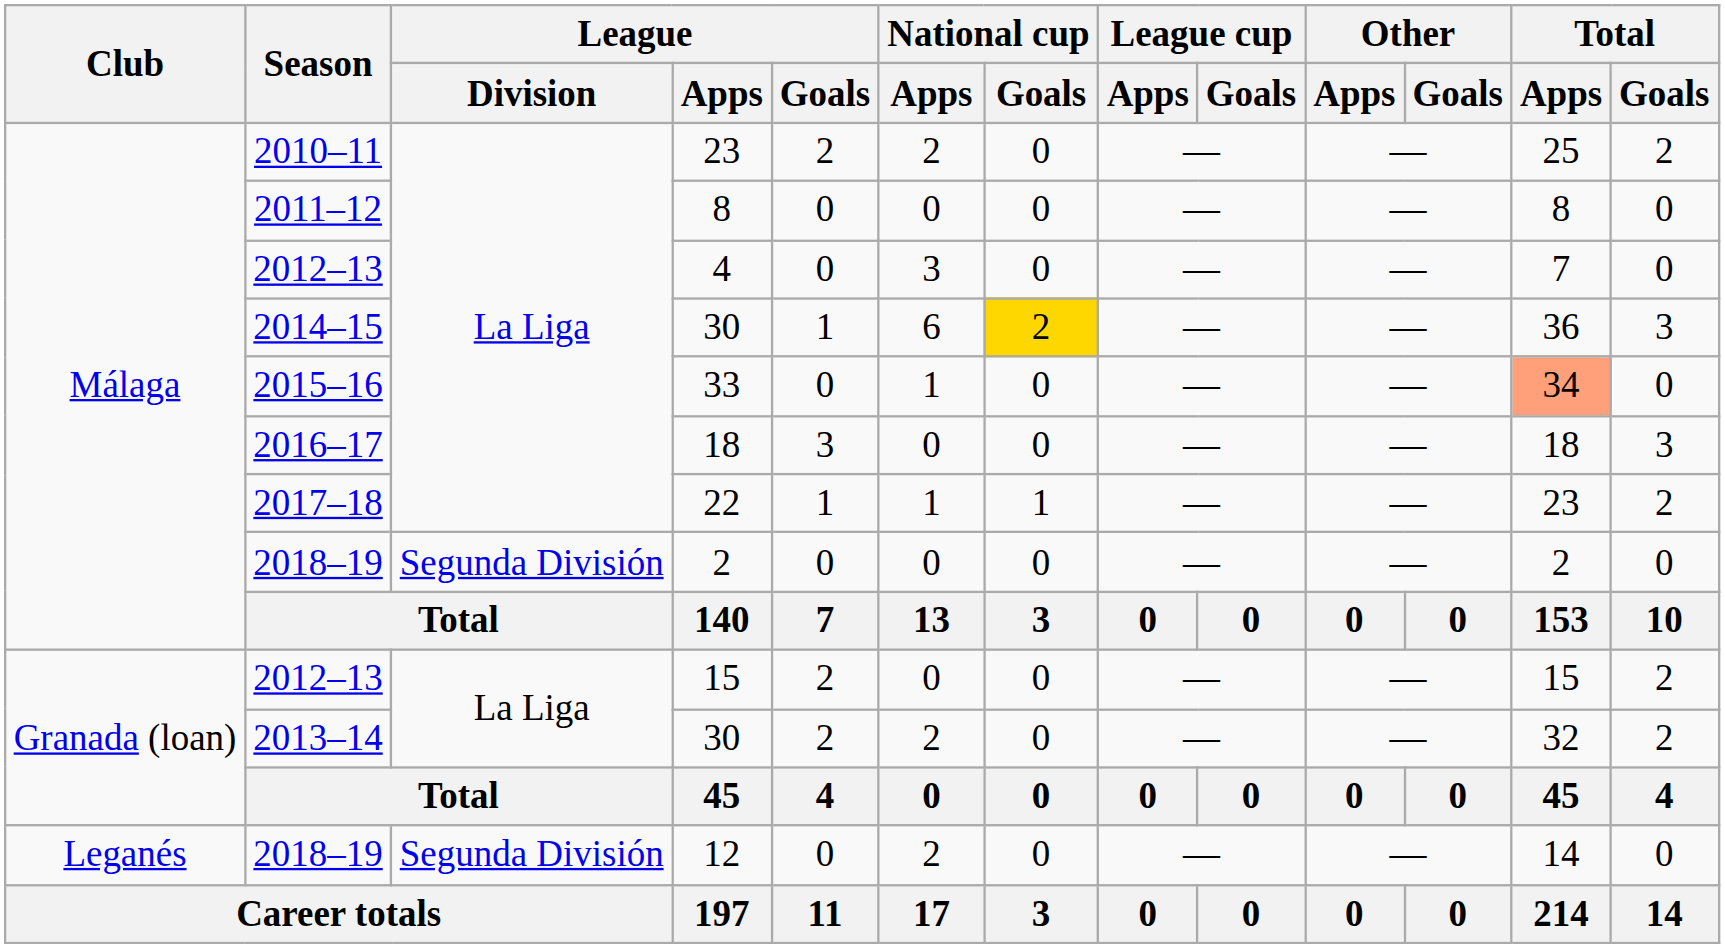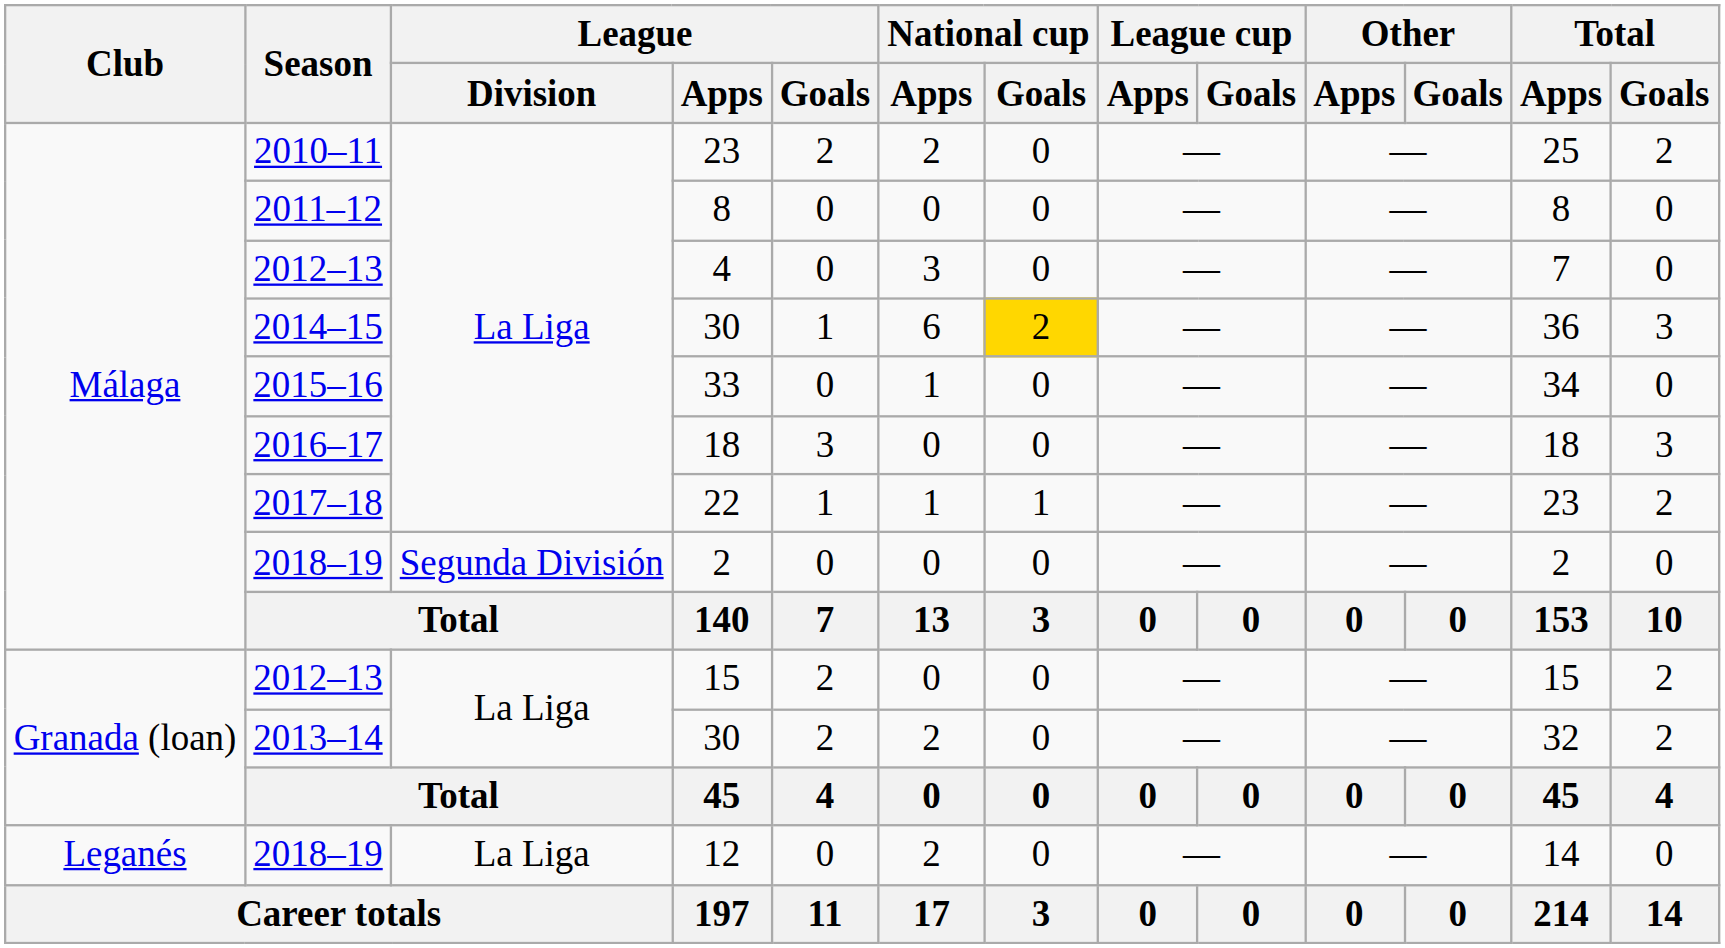(1561, 385) lightsalmon background -> (1561, 385) no background
(532, 854) Segunda División -> (532, 854) La Liga
